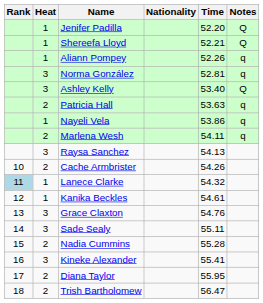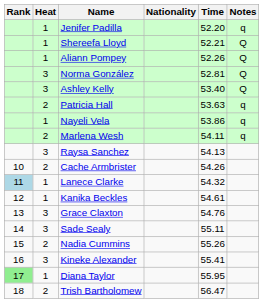(243, 27) Q -> (243, 27) q
(243, 58) q -> (243, 58) Q
(243, 74) q -> (243, 74) Q
(213, 244) 55.28 -> (213, 244) 55.26
(18, 275) no background -> (18, 275) lightgreen background
(45, 275) 2 -> (45, 275) 1
